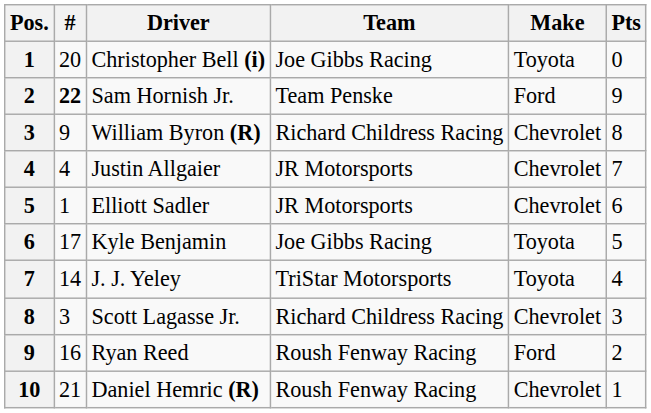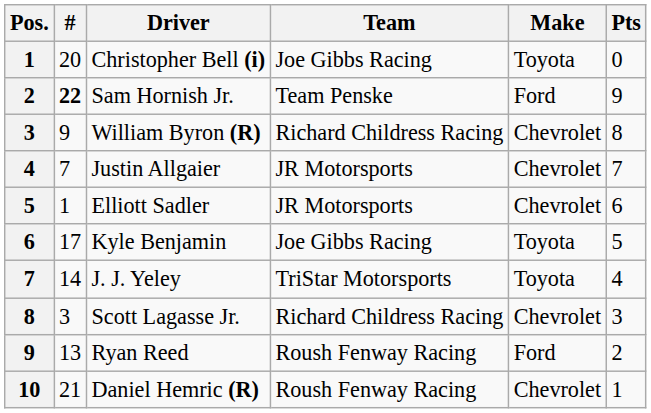(65, 169) 4 -> (65, 169) 7
(70, 352) 16 -> (70, 352) 13
